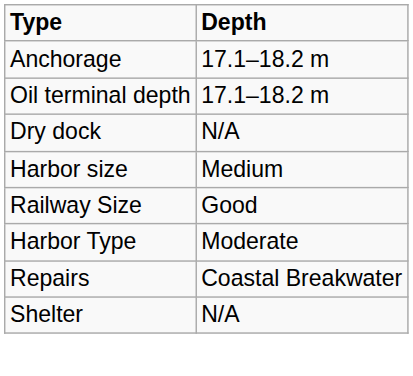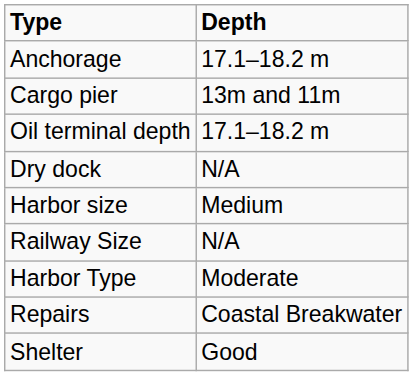+ row: (64, 95)
(229, 205) Good -> (220, 242) N/A
(220, 315) N/A -> (229, 351) Good
